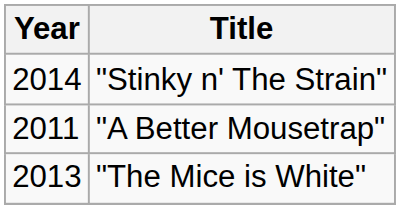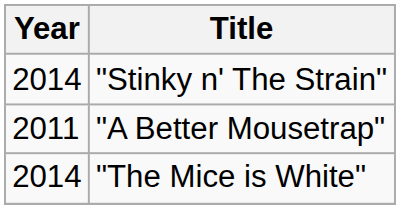(47, 177) 2013 -> (47, 177) 2014
